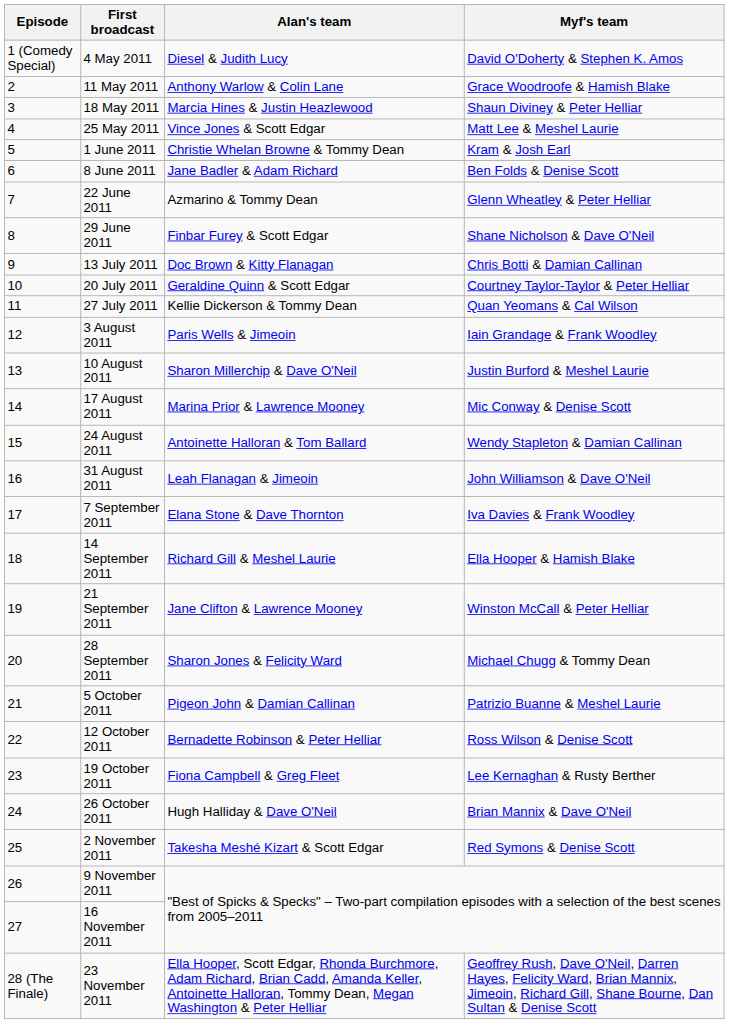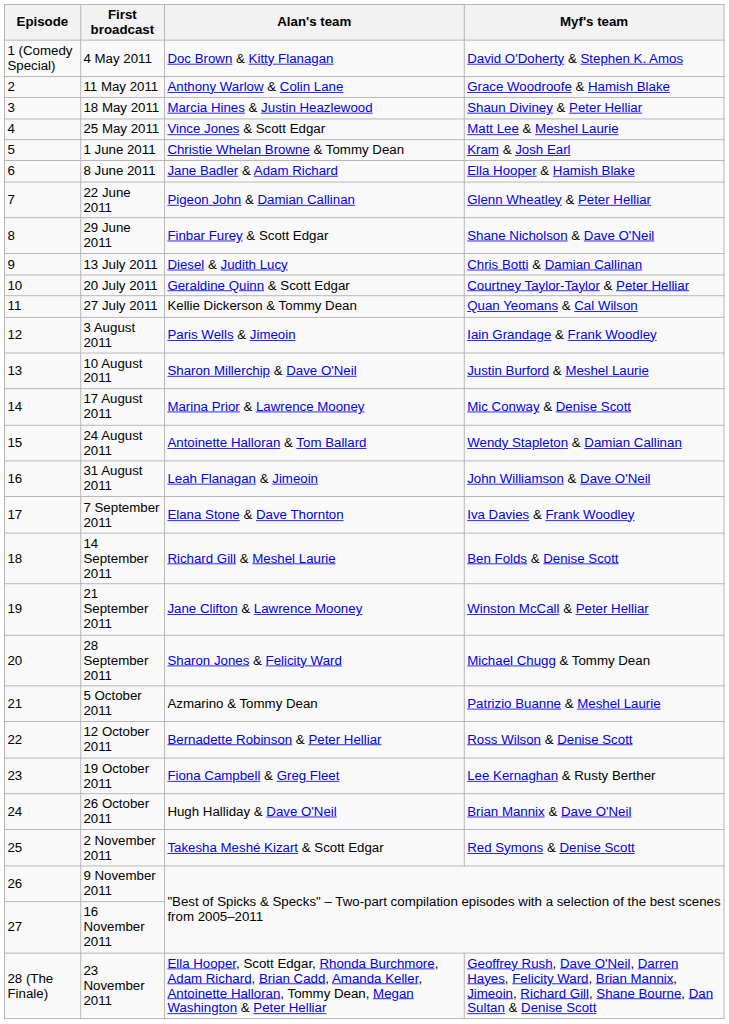(228, 58) Diesel & Judith Lucy -> (250, 58) Doc Brown & Kitty Flanagan
(543, 171) Ben Folds & Denise Scott -> (551, 171) Ella Hooper & Hamish Blake
(243, 199) Azmarino & Tommy Dean -> (261, 199) Pigeon John & Damian Callinan
(250, 264) Doc Brown & Kitty Flanagan -> (228, 264) Diesel & Judith Lucy
(551, 558) Ella Hooper & Hamish Blake -> (543, 558) Ben Folds & Denise Scott
(261, 703) Pigeon John & Damian Callinan -> (243, 703) Azmarino & Tommy Dean
